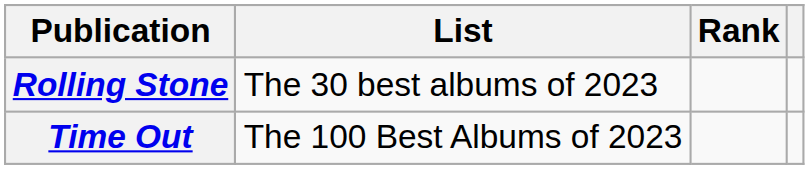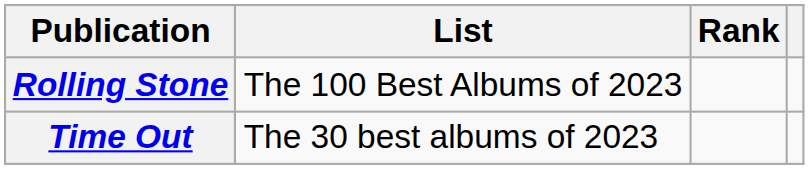(451, 84) The 30 best albums of 2023 -> (463, 84) The 100 Best Albums of 2023
(463, 137) The 100 Best Albums of 2023 -> (451, 137) The 30 best albums of 2023
